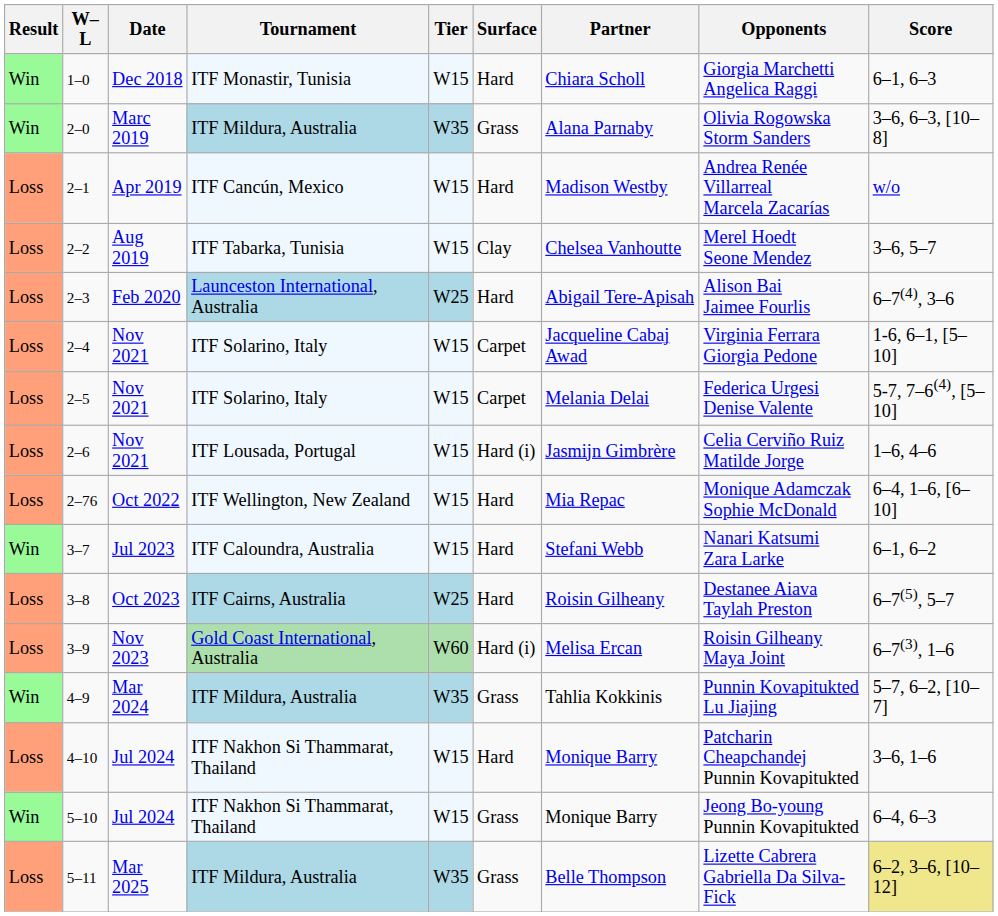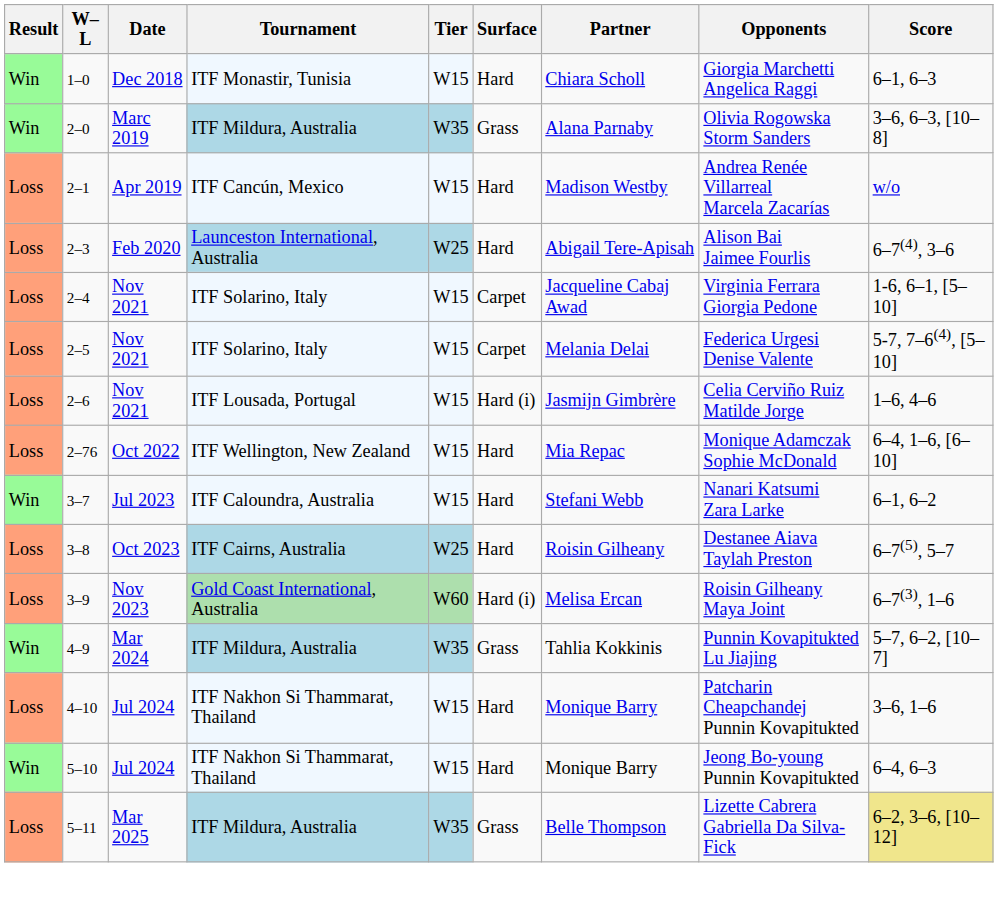- row: (78, 248)
(498, 816) Grass -> (495, 767) Hard
